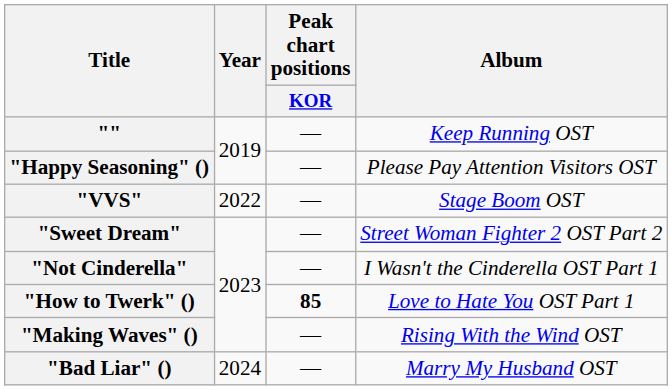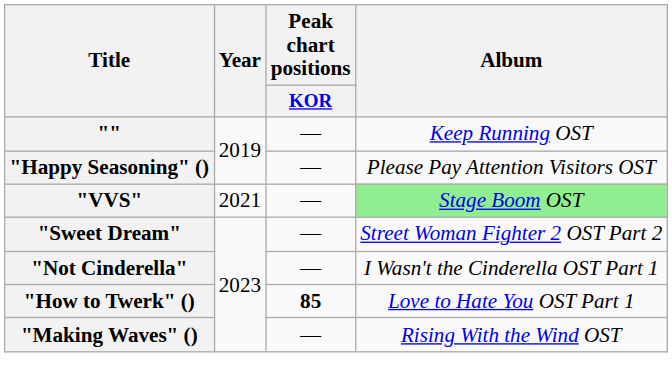(240, 200) 2022 -> (240, 200) 2021
(511, 200) no background -> (511, 200) lightgreen background
- row: (109, 368)
